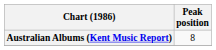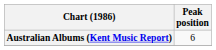(193, 38) 8 -> (193, 38) 6
